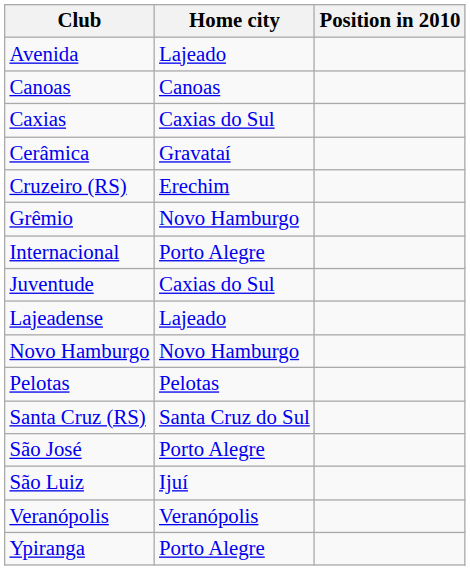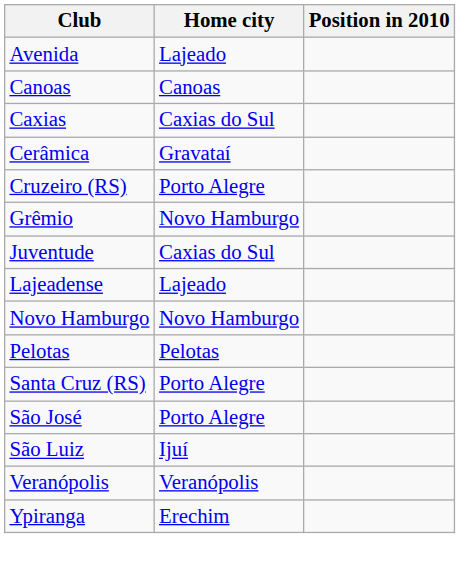(194, 185) Erechim -> (212, 185) Porto Alegre
- row: (64, 251)
(234, 416) Santa Cruz do Sul -> (212, 383) Porto Alegre
(212, 548) Porto Alegre -> (194, 515) Erechim
